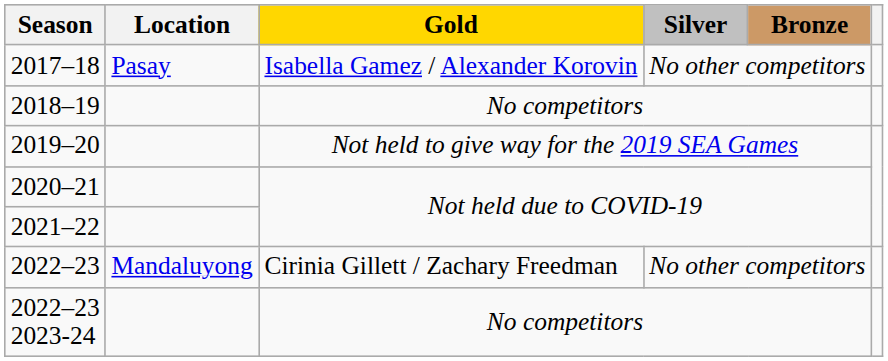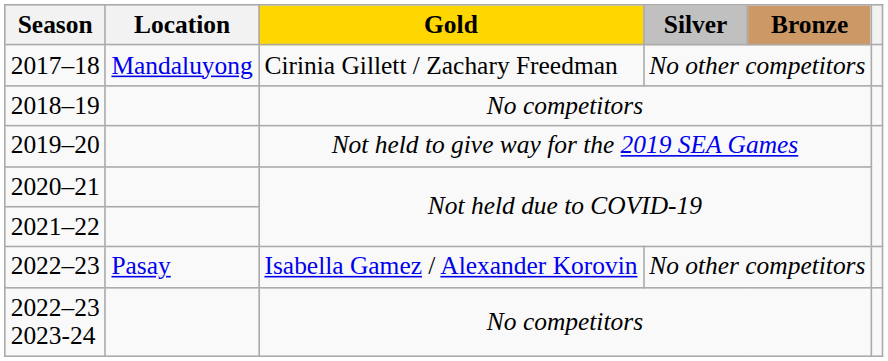(141, 65) Pasay -> (182, 65) Mandaluyong
(451, 65) Isabella Gamez / Alexander Korovin -> (441, 65) Cirinia Gillett / Zachary Freedman
(182, 266) Mandaluyong -> (141, 266) Pasay
(441, 266) Cirinia Gillett / Zachary Freedman -> (451, 266) Isabella Gamez / Alexander Korovin
